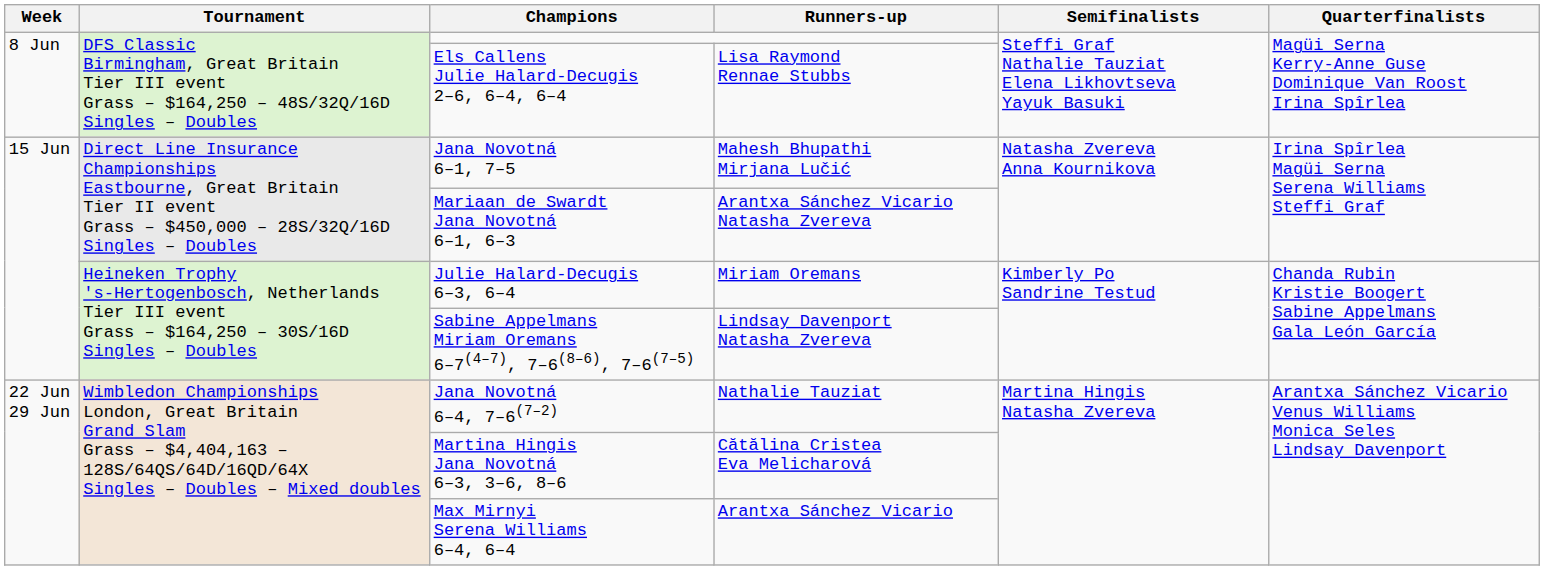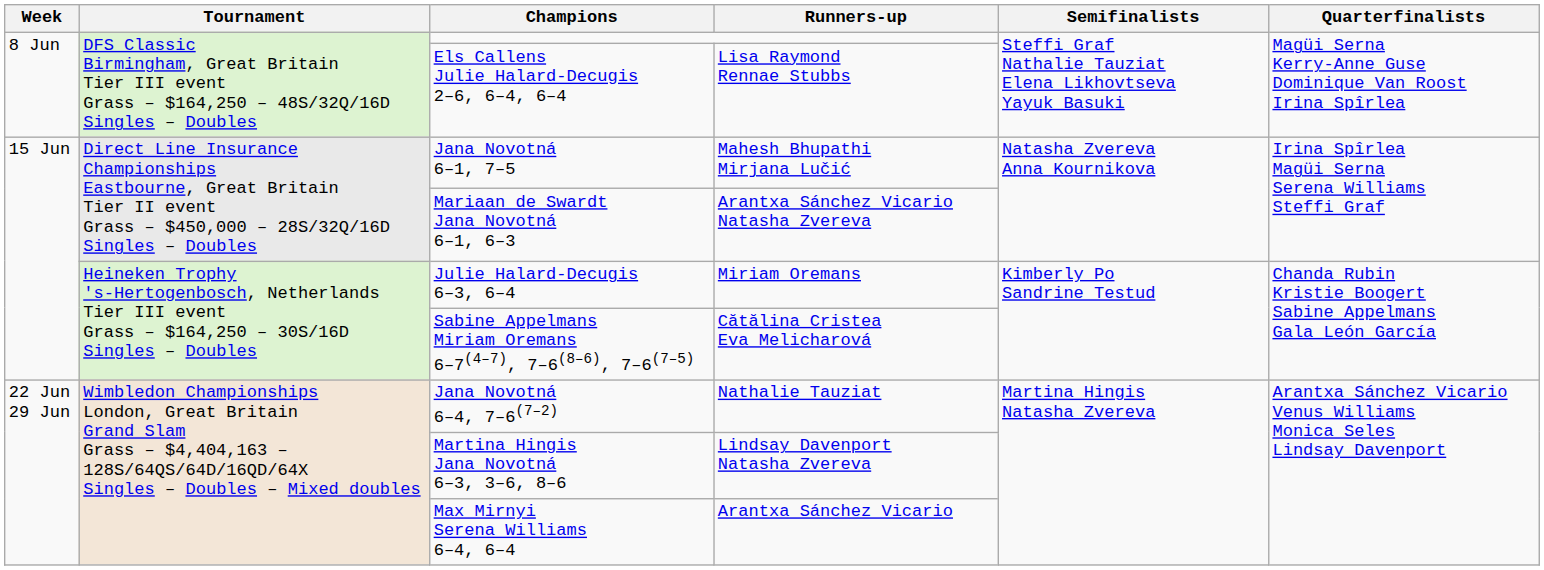(805, 332) Lindsay Davenport Natasha Zvereva -> (800, 332) Cătălina Cristea Eva Melicharová
(800, 456) Cătălina Cristea Eva Melicharová -> (805, 456) Lindsay Davenport Natasha Zvereva
